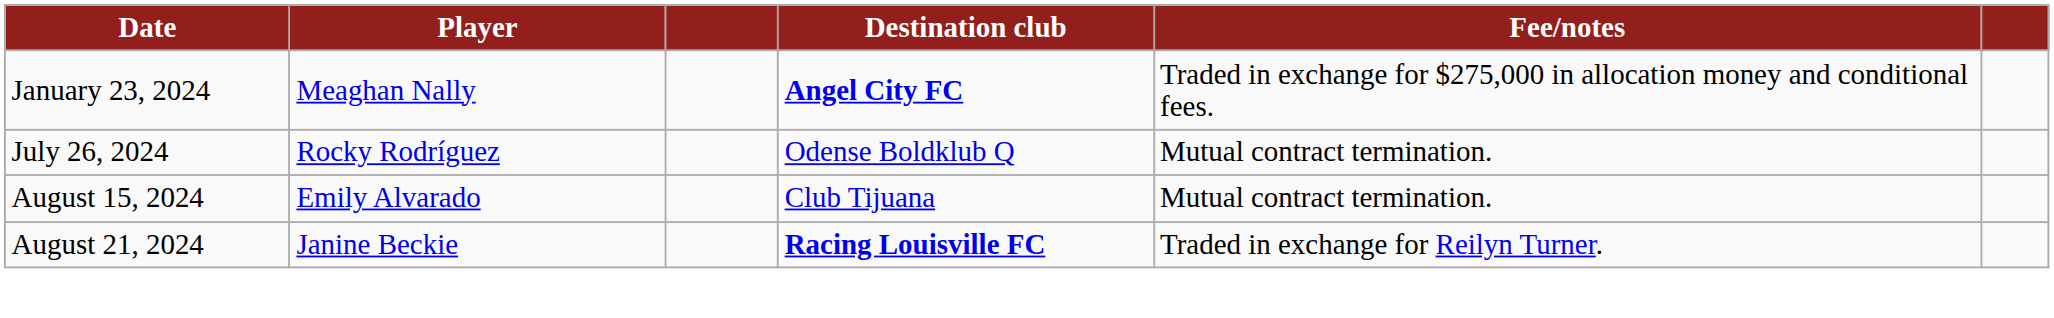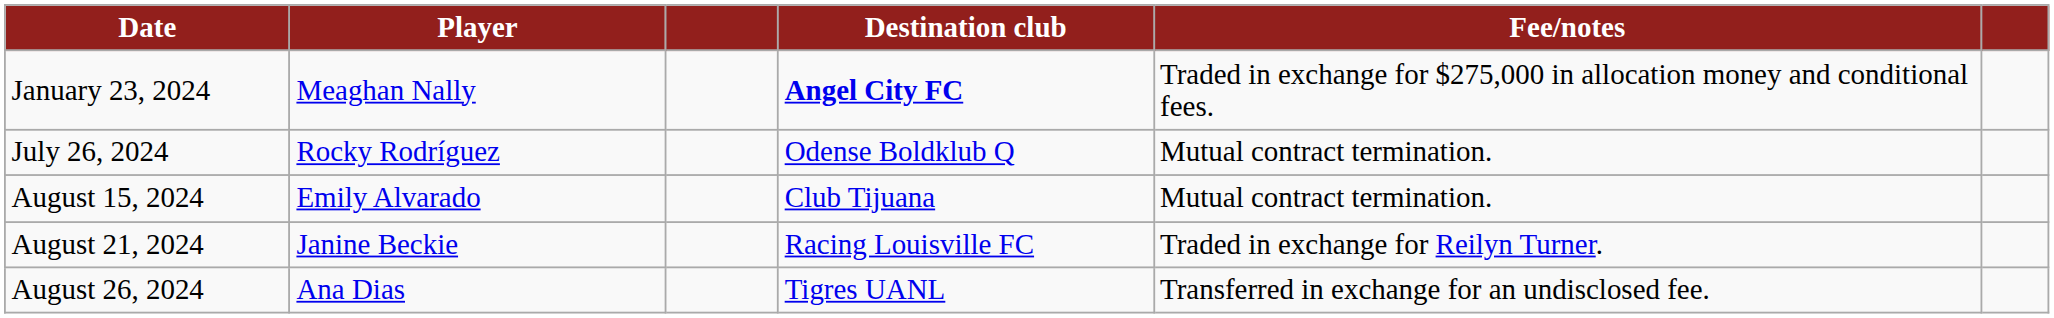(915, 243) bold -> (909, 243) normal
+ row: (108, 289)
